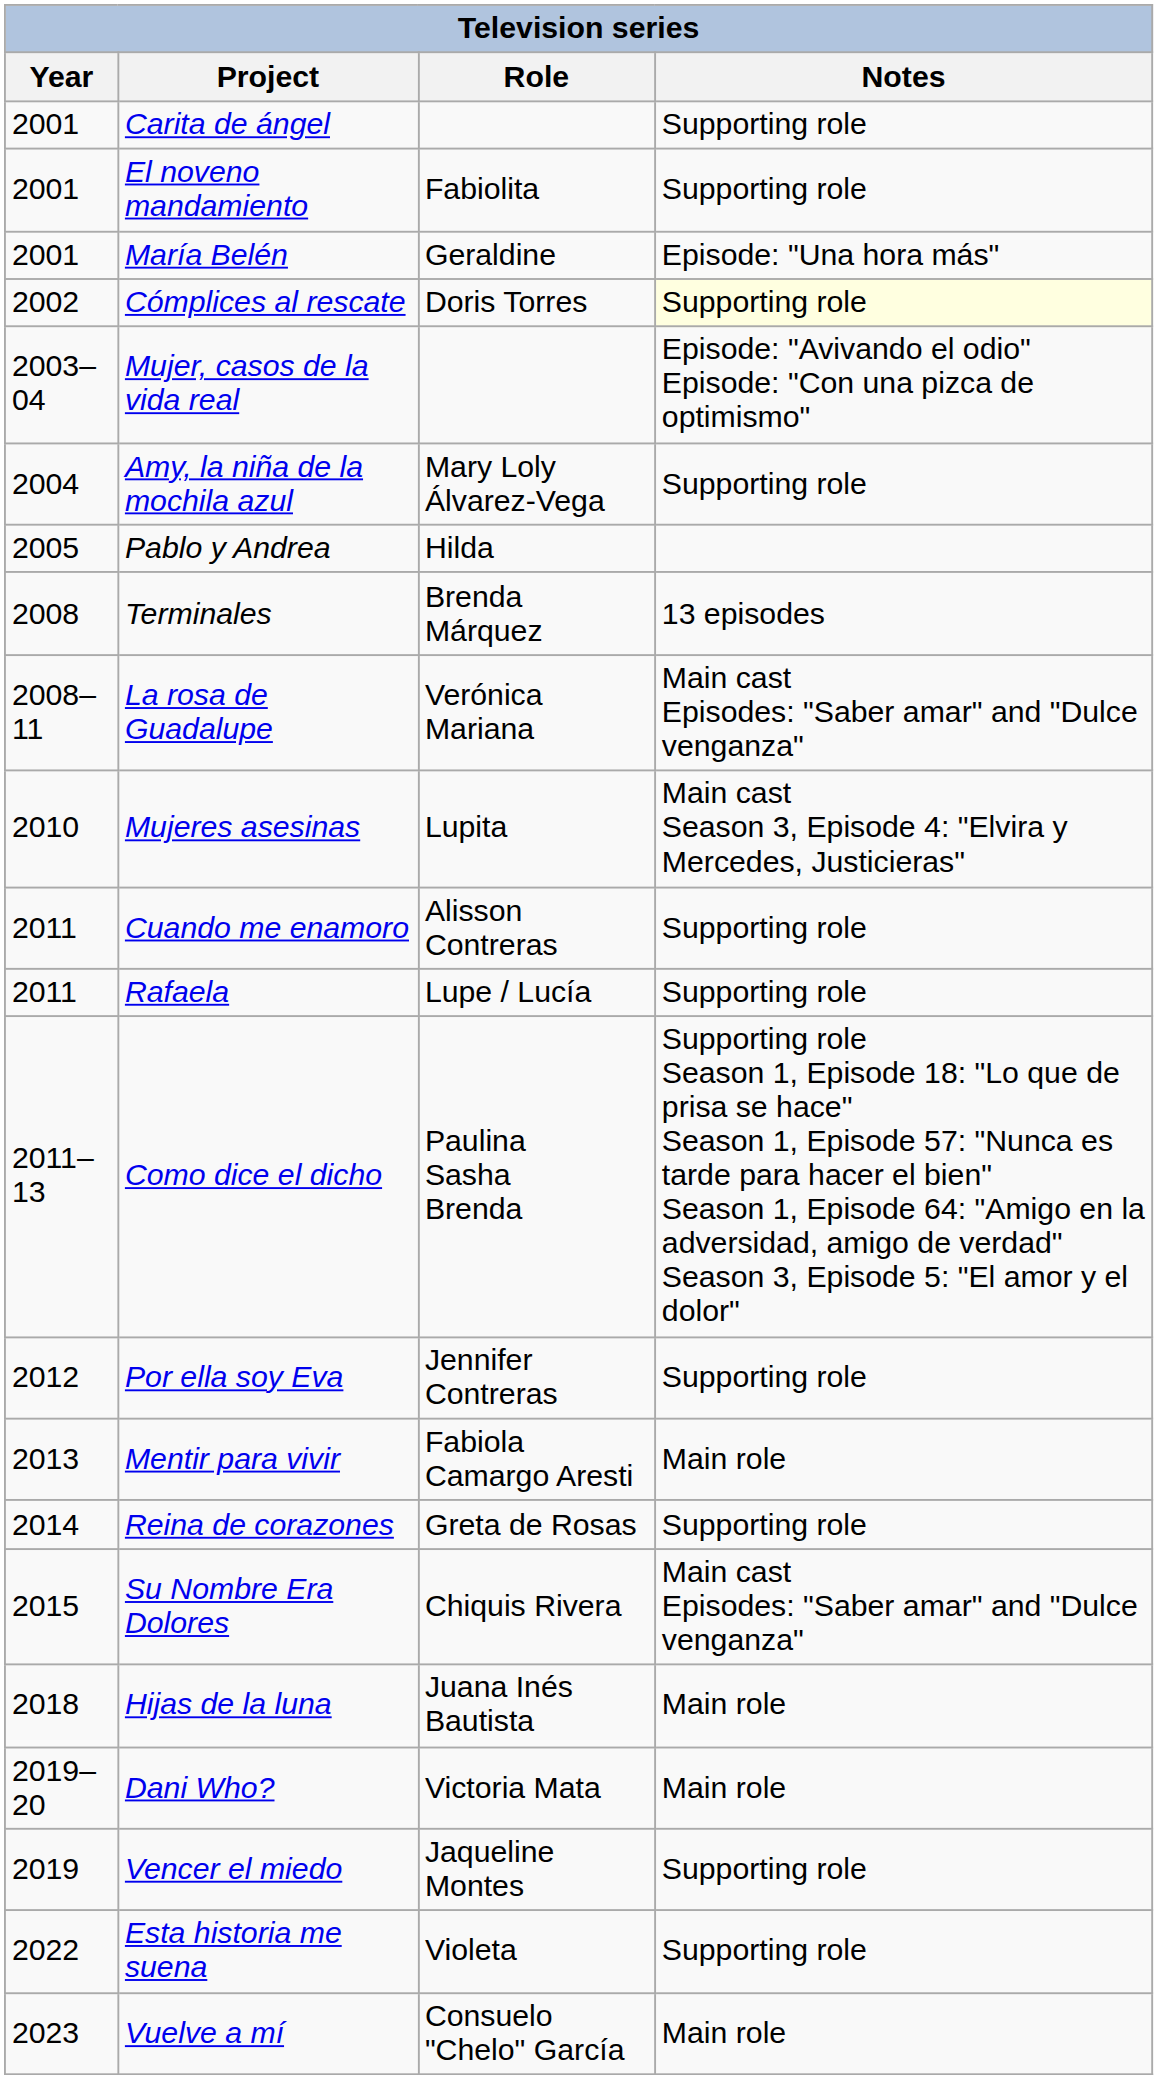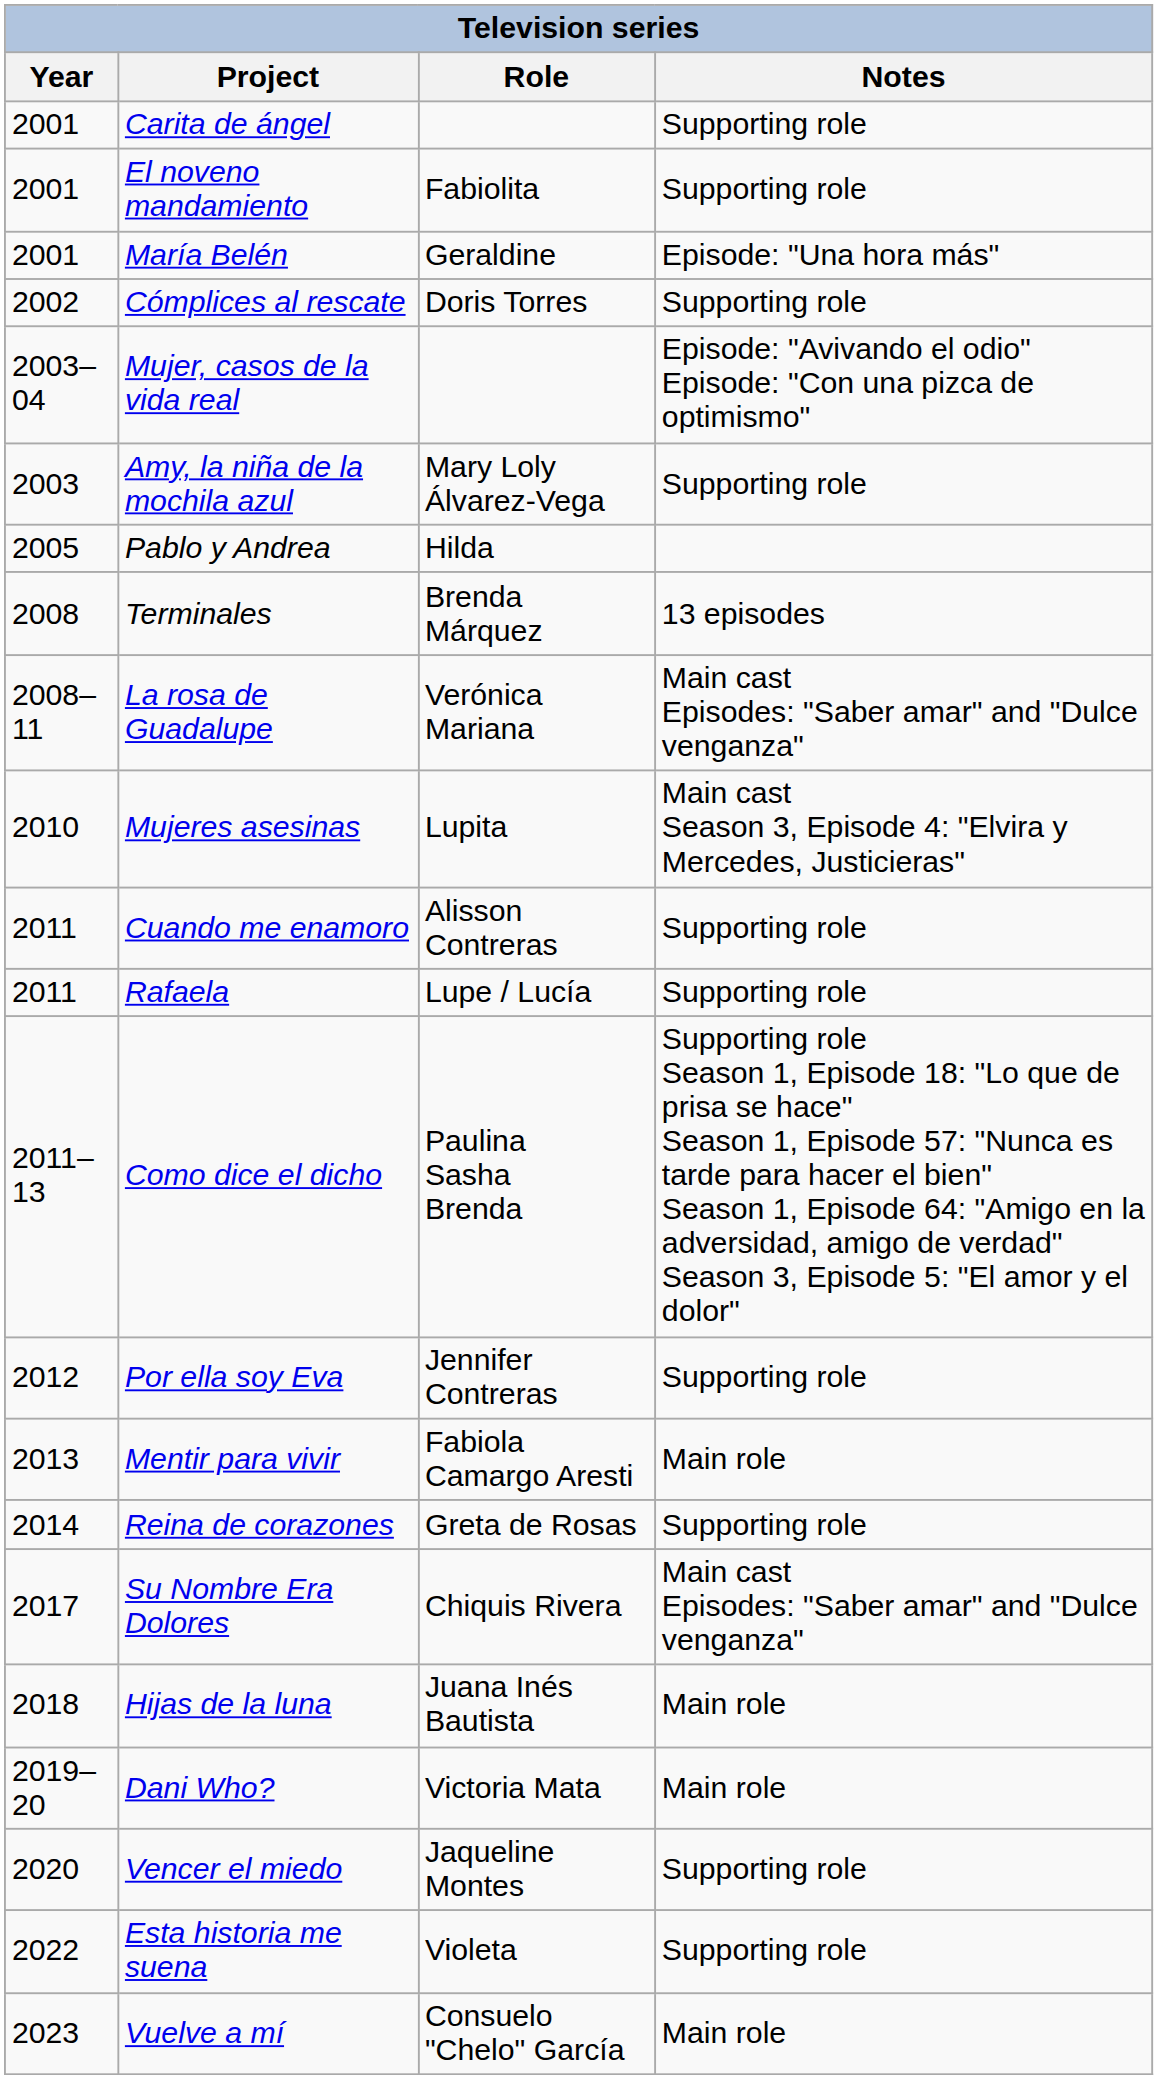(764, 302) lightyellow background -> (764, 302) no background
(46, 483) 2004 -> (46, 483) 2003
(46, 1606) 2015 -> (46, 1606) 2017
(46, 1869) 2019 -> (46, 1869) 2020
